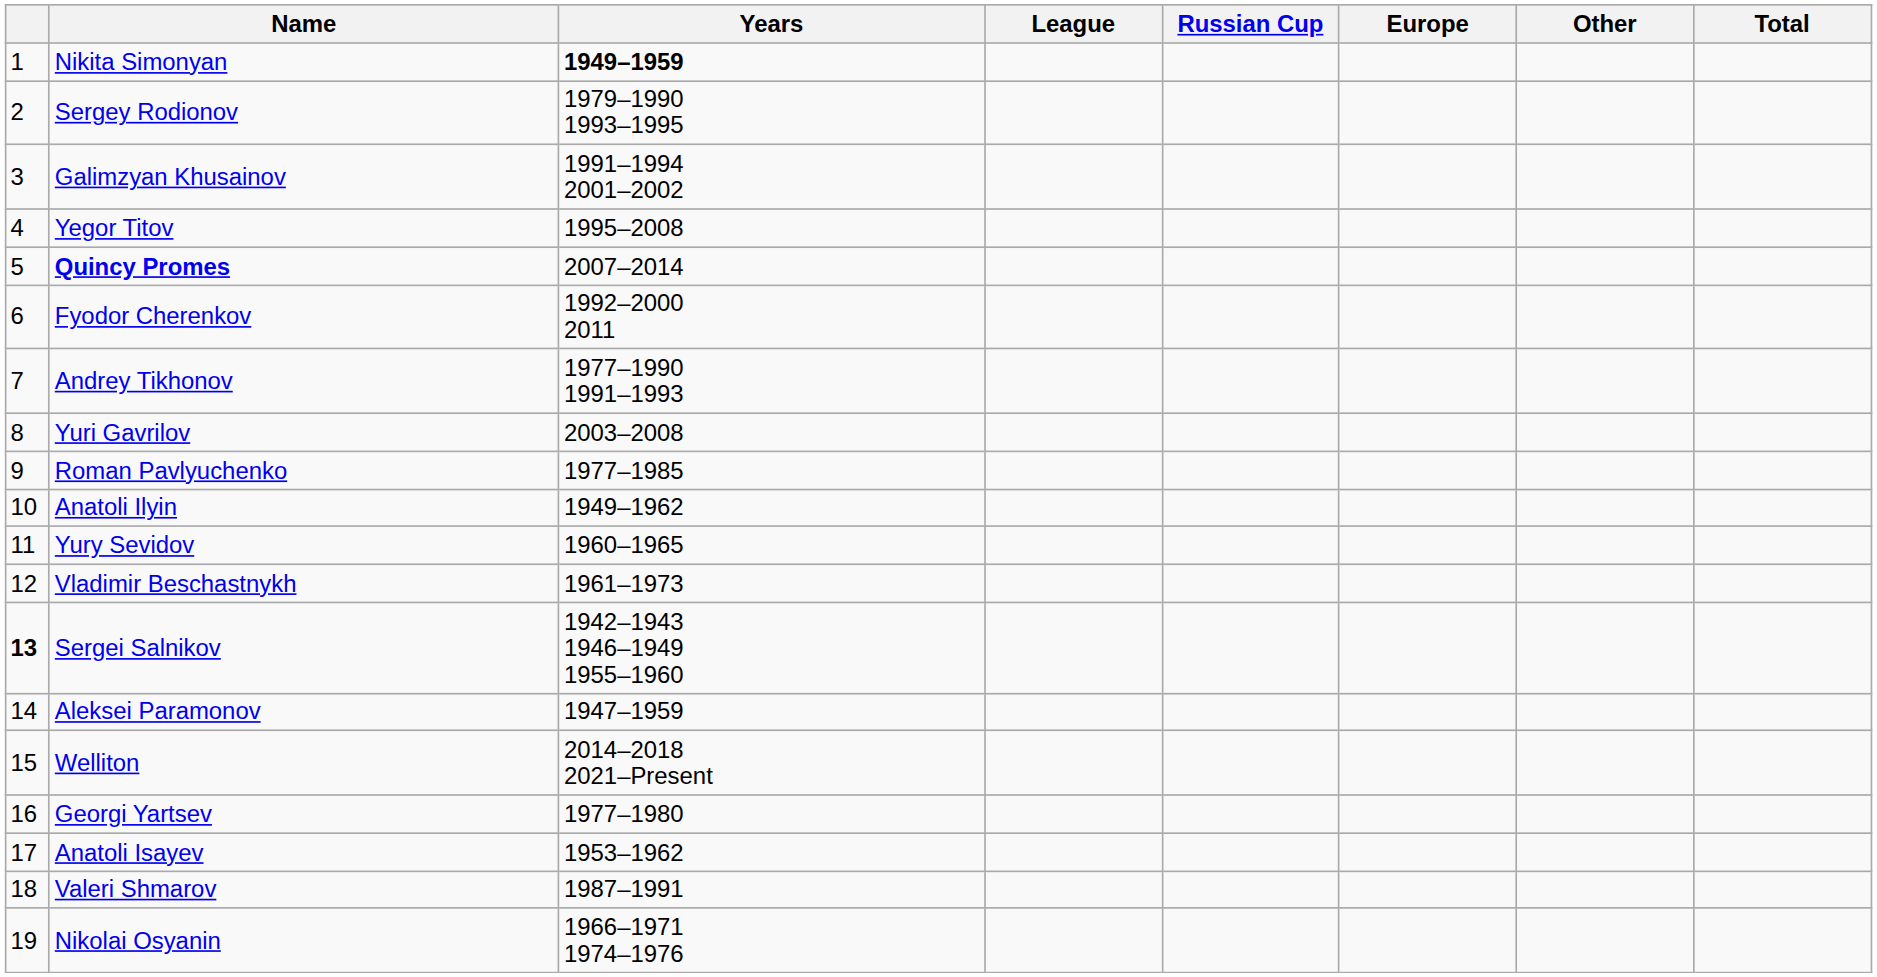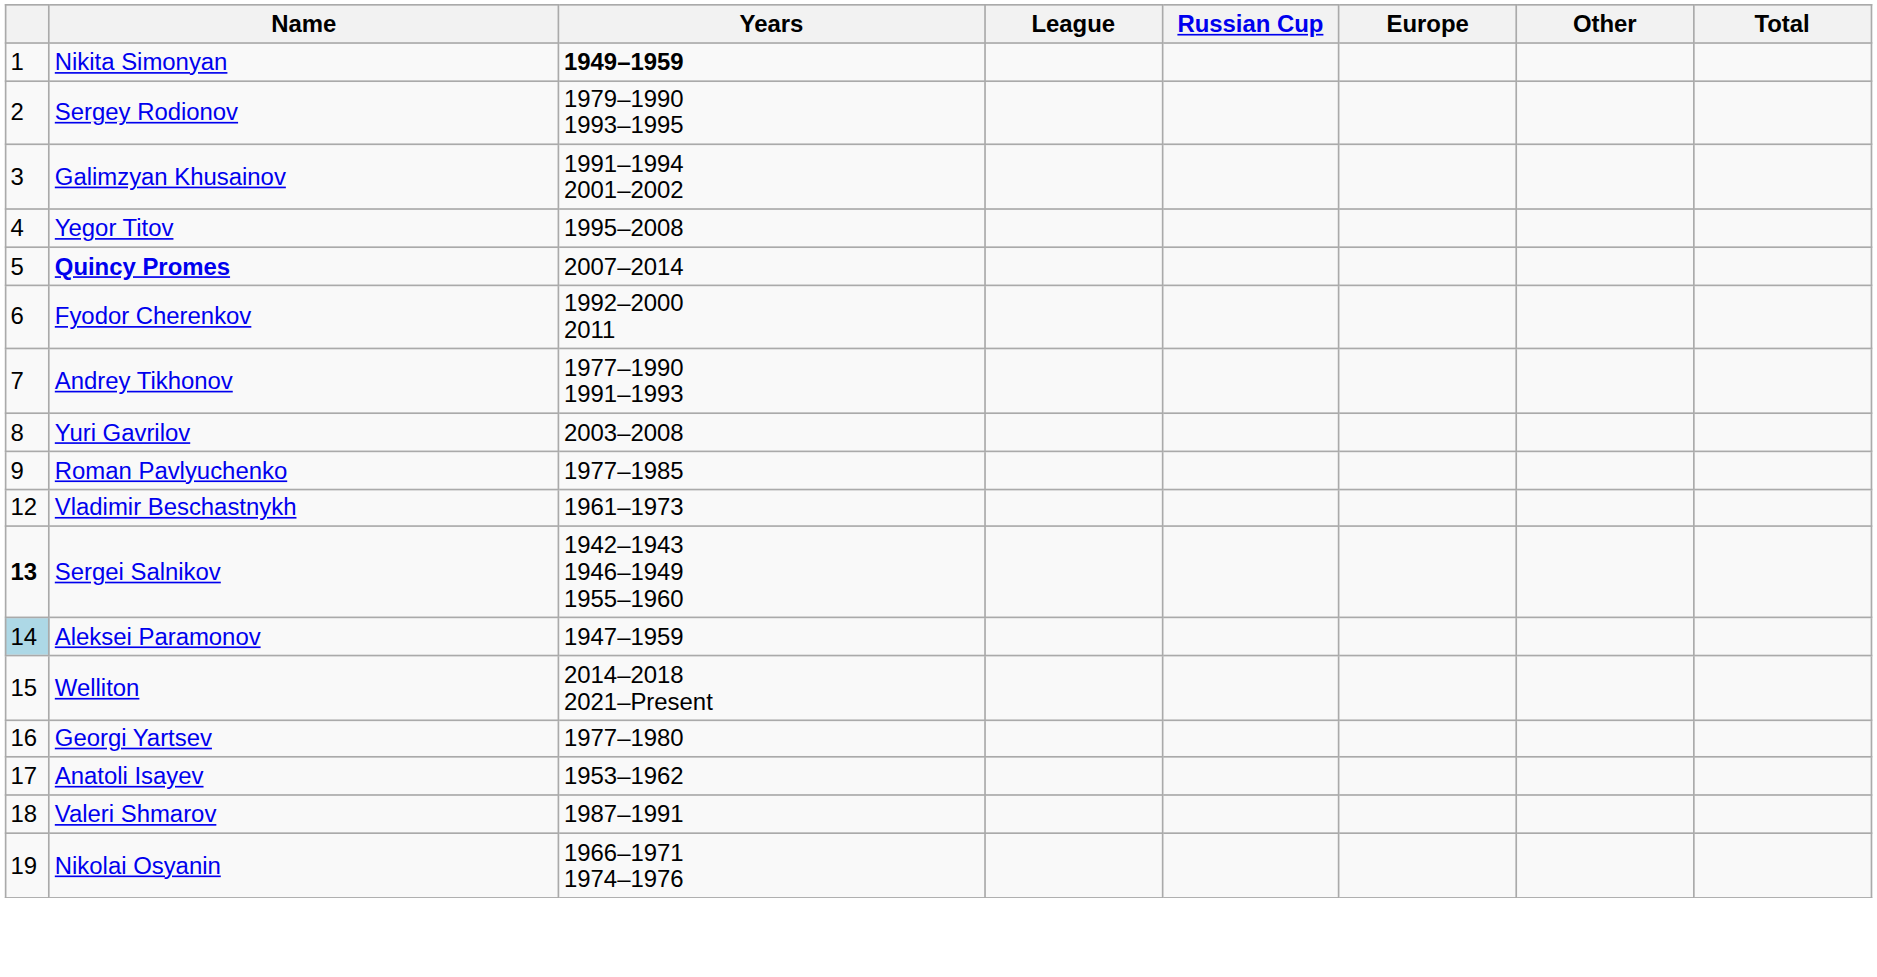- row: (116, 508)
- row: (125, 545)
(24, 712) no background -> (24, 636) lightblue background
